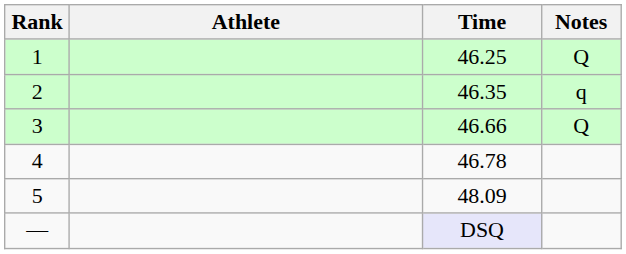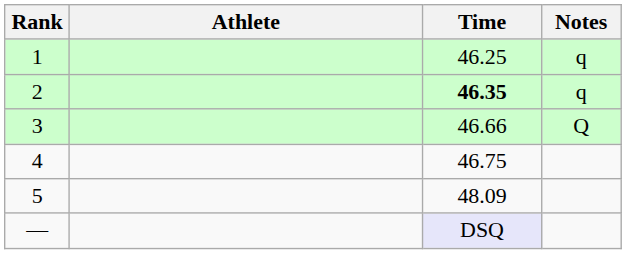(581, 56) Q -> (581, 56) q
(482, 91) normal -> (482, 91) bold
(482, 160) 46.78 -> (482, 160) 46.75
